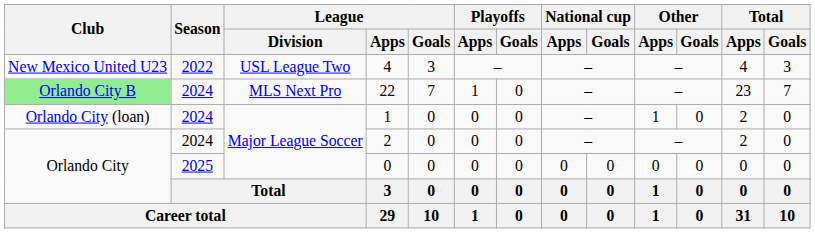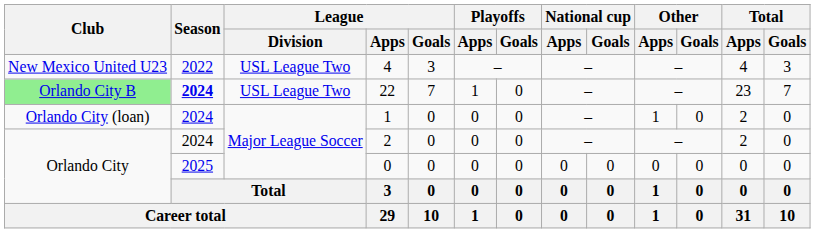(197, 91) normal -> (197, 91) bold
(295, 91) MLS Next Pro -> (295, 91) USL League Two
